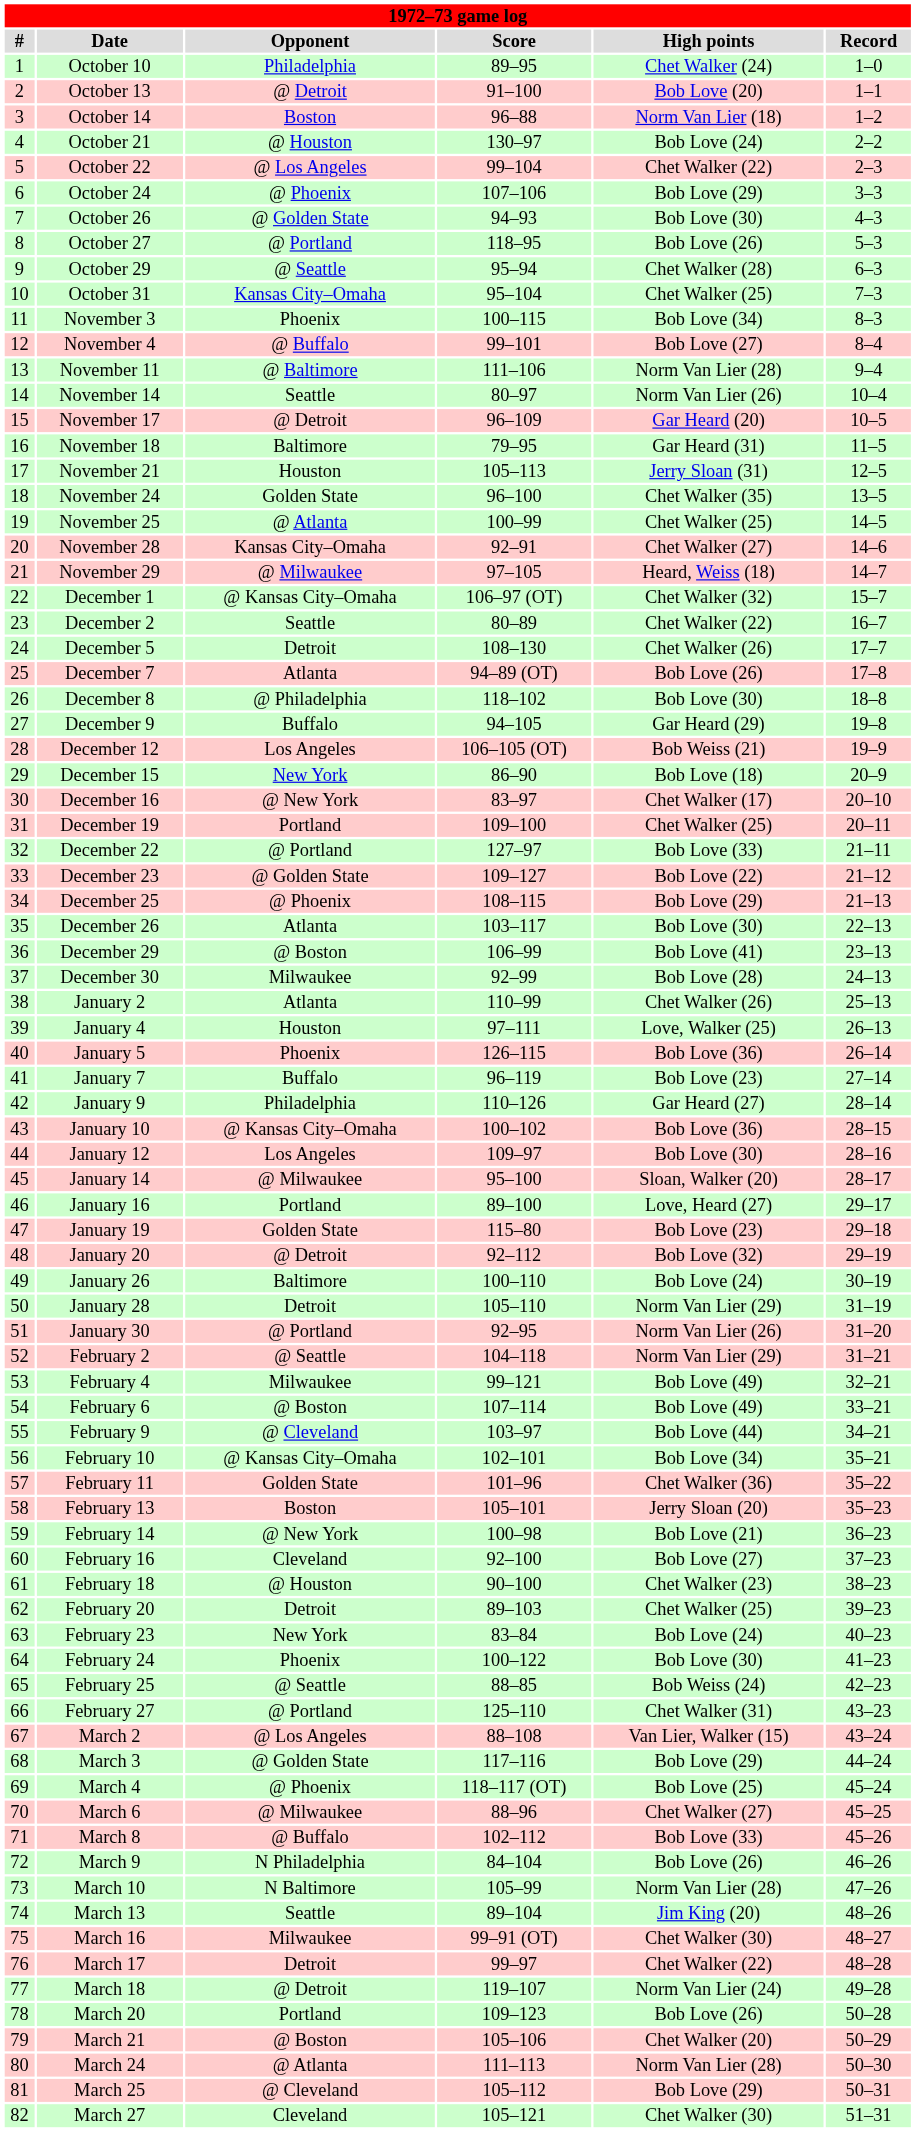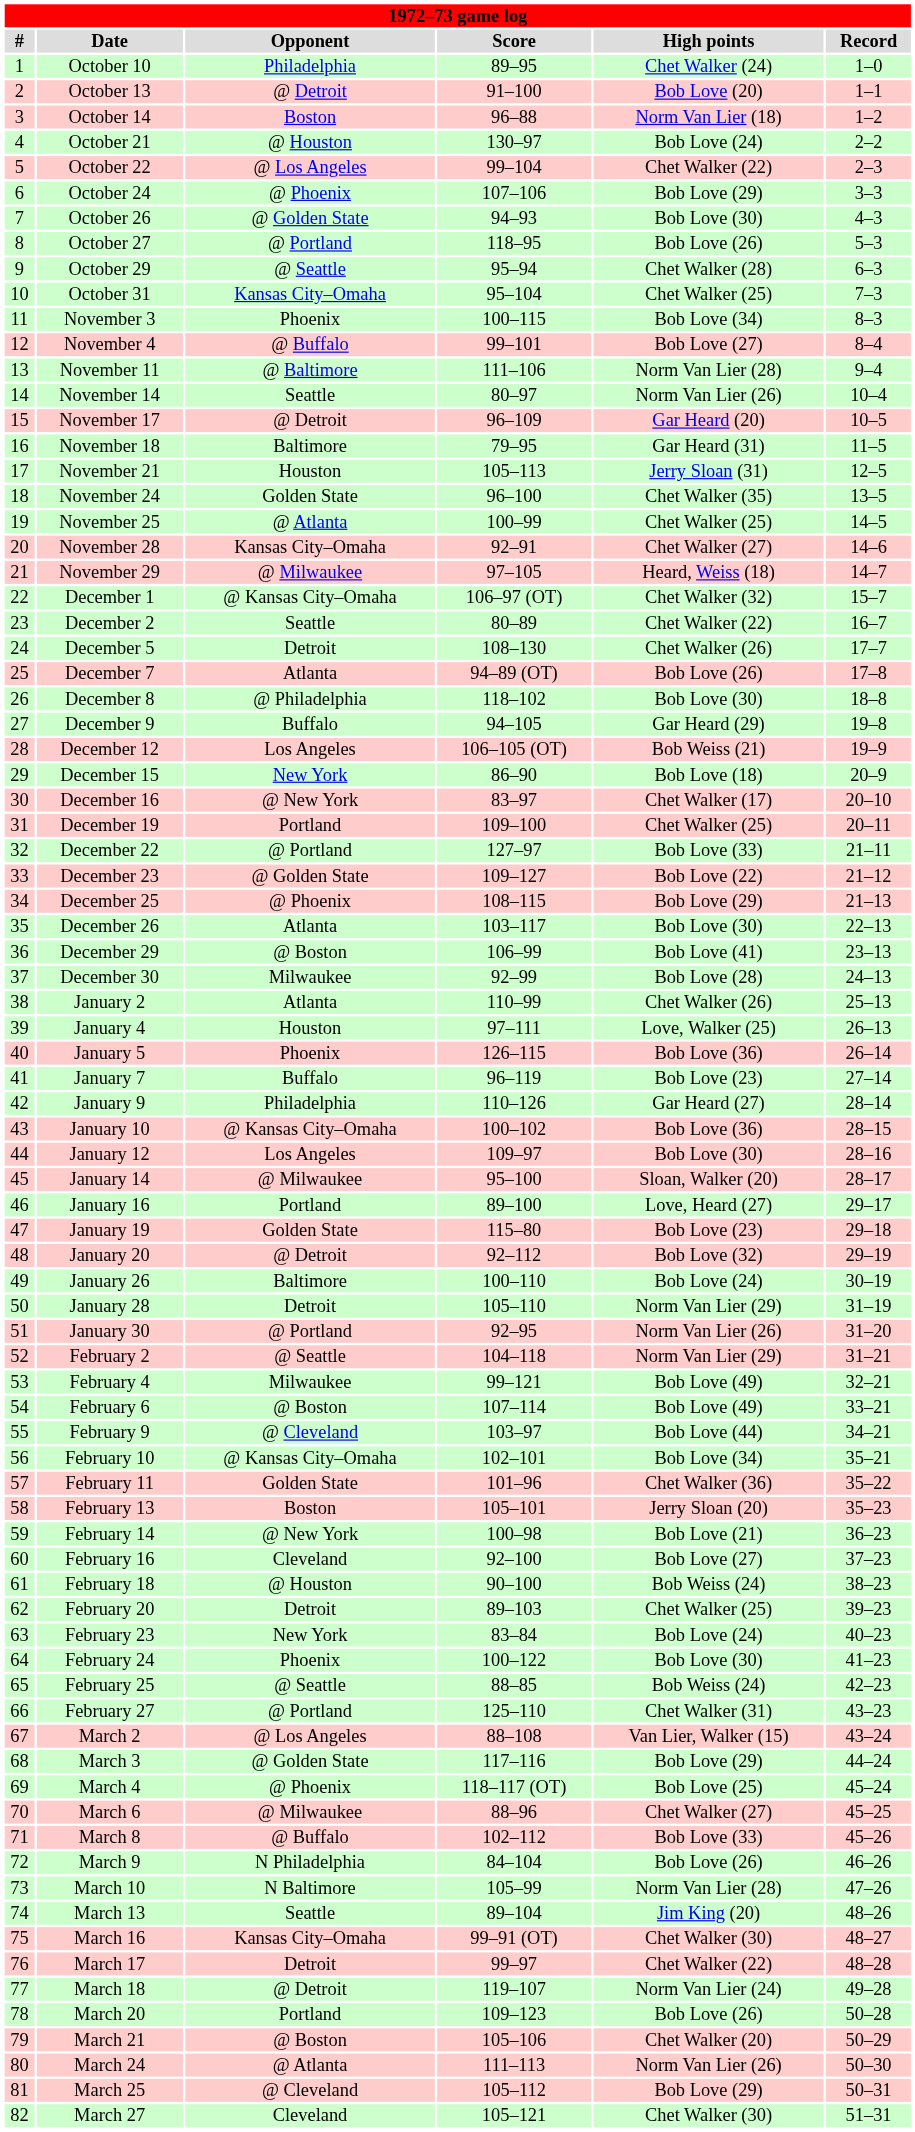(709, 1584) Chet Walker (23) -> (709, 1584) Bob Weiss (24)
(310, 1938) Milwaukee -> (310, 1938) Kansas City–Omaha
(709, 2065) Norm Van Lier (28) -> (709, 2065) Norm Van Lier (26)
